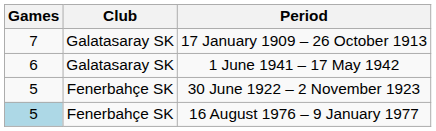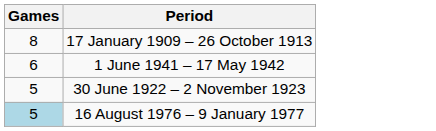- column: (120, 16)
(34, 41) 7 -> (34, 41) 8
